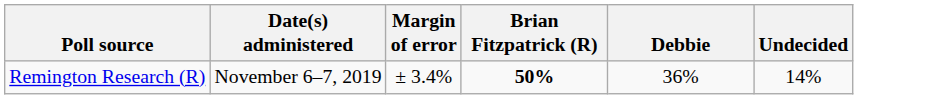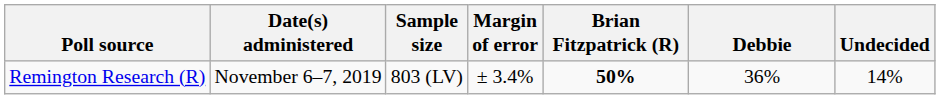+ column: (427, 32)
